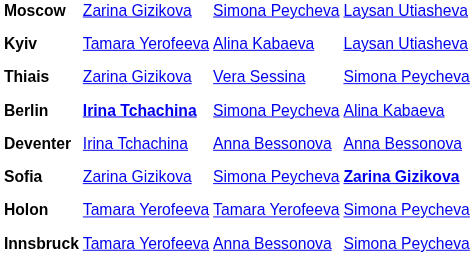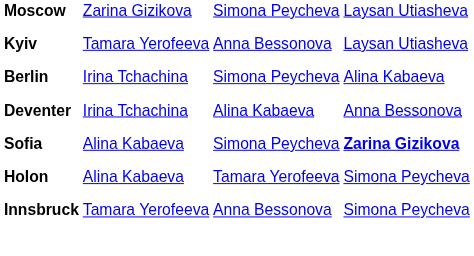(264, 43) Alina Kabaeva -> (272, 43) Anna Bessonova
- row: (27, 77)
(140, 110) bold -> (135, 77) normal
(272, 143) Anna Bessonova -> (264, 110) Alina Kabaeva
(137, 177) Zarina Gizikova -> (133, 143) Alina Kabaeva
(146, 210) Tamara Yerofeeva -> (133, 177) Alina Kabaeva
